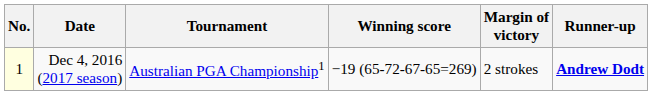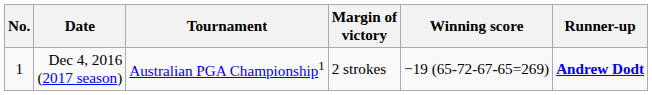columns swapped: (404, 26) <-> (516, 26)
(19, 69) lightyellow background -> (19, 69) no background
